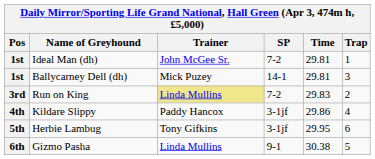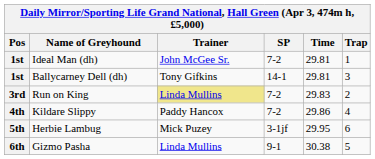(186, 77) Mick Puzey -> (188, 77) Tony Gifkins
(277, 111) 3-1jf -> (274, 111) 7-2
(188, 128) Tony Gifkins -> (186, 128) Mick Puzey
